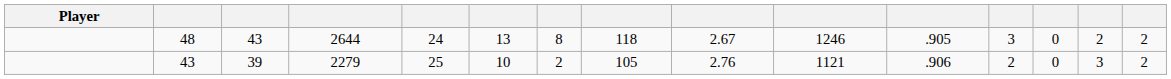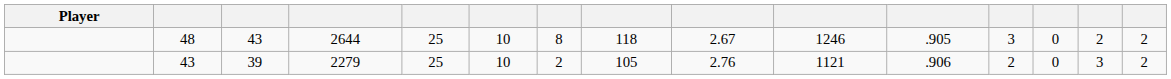(436, 39) 24 -> (436, 39) 25
(503, 39) 13 -> (503, 39) 10
